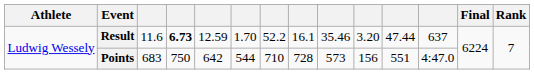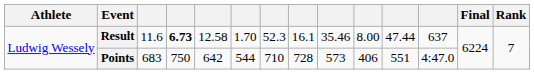(213, 37) 12.59 -> (213, 37) 12.58
(274, 37) 52.2 -> (274, 37) 52.3
(368, 37) 3.20 -> (368, 37) 8.00
(368, 58) 156 -> (368, 58) 406
